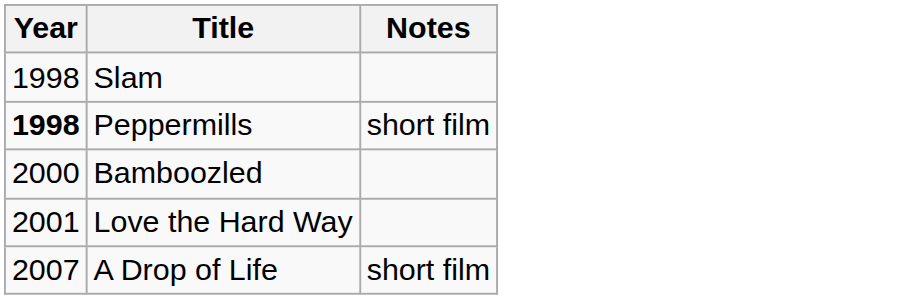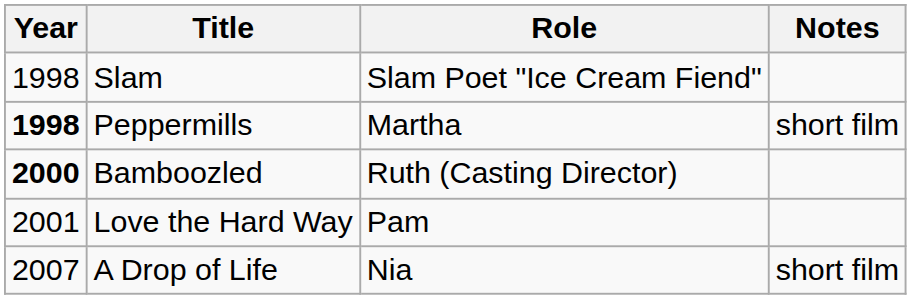+ column: (564, 28)
(46, 173) normal -> (46, 173) bold
